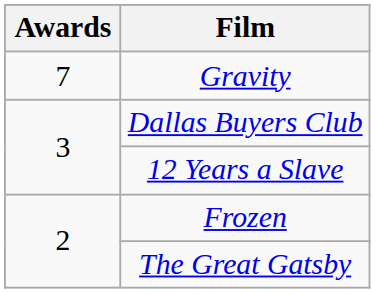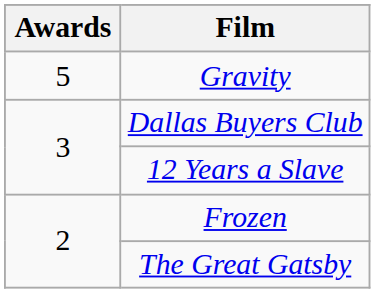(63, 75) 7 -> (63, 75) 5
